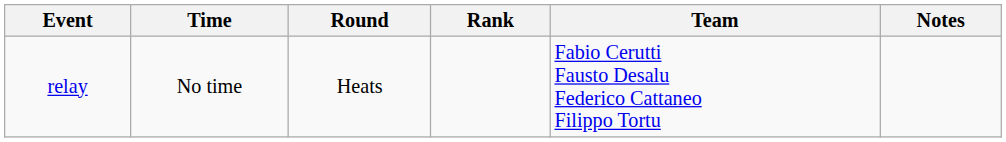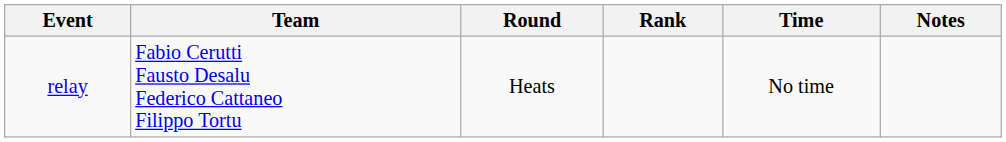columns swapped: (715, 20) <-> (209, 20)
